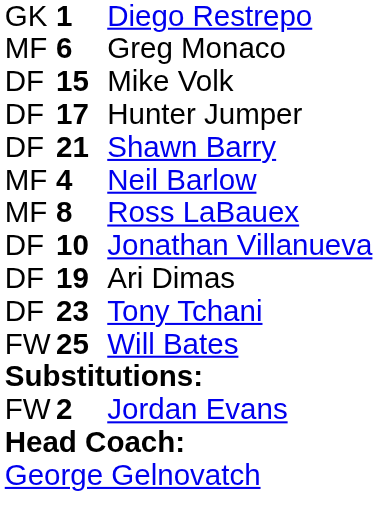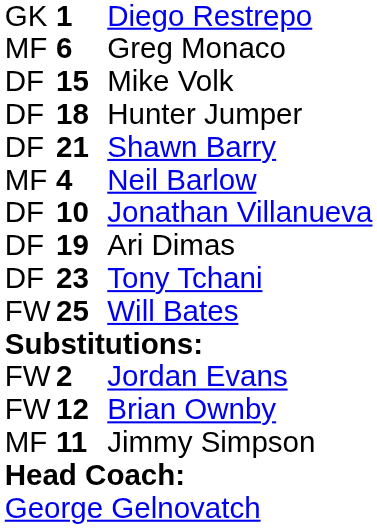(72, 114) 17 -> (72, 114) 18
- row: (203, 212)
+ row: (192, 409)
+ row: (211, 442)
